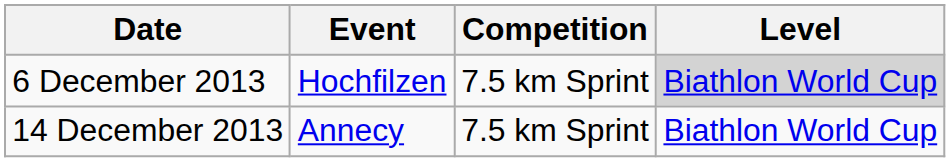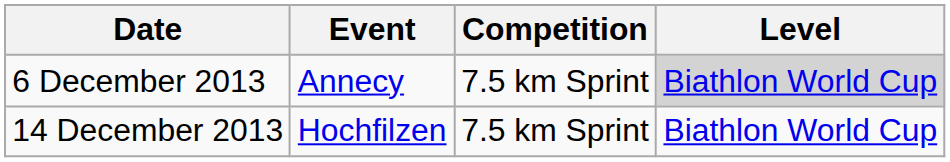(372, 80) Hochfilzen -> (351, 80) Annecy
(351, 130) Annecy -> (372, 130) Hochfilzen
